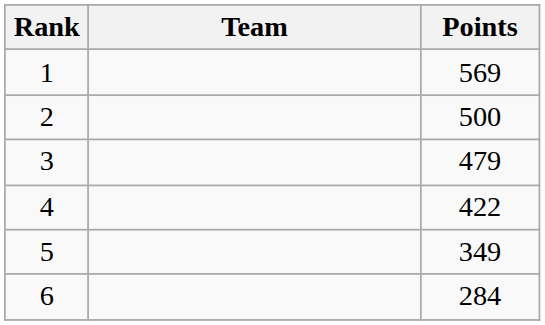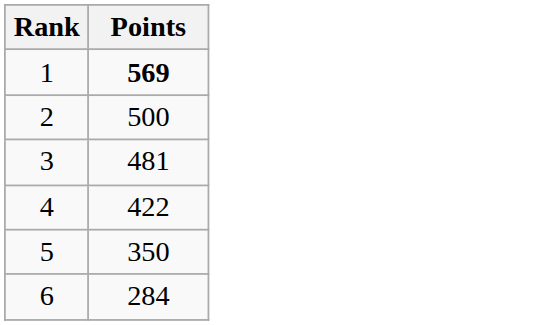- column: (255, 26)
(480, 71) normal -> (148, 71) bold
(480, 161) 479 -> (148, 161) 481
(480, 251) 349 -> (148, 251) 350
